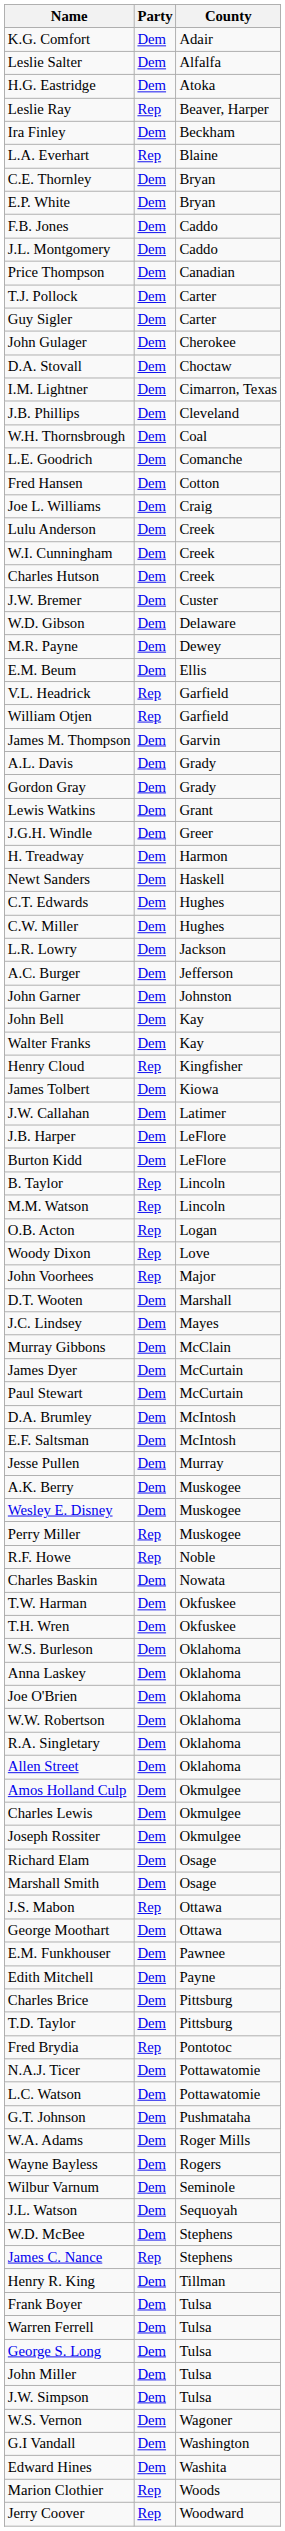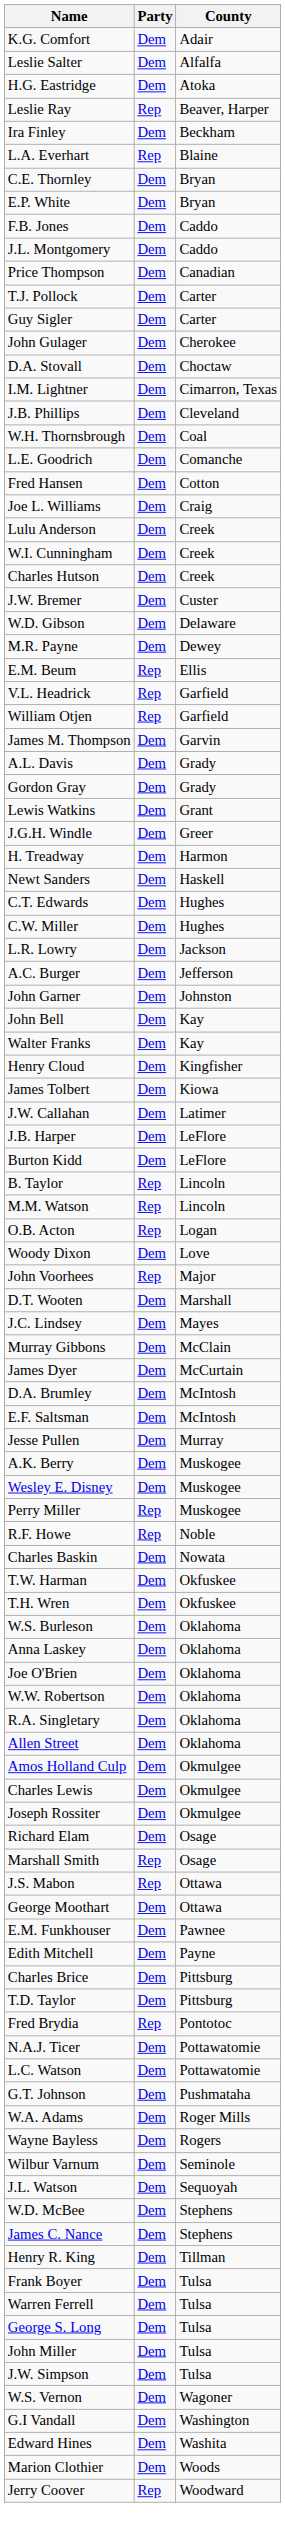(152, 669) Dem -> (149, 669) Rep
(149, 1066) Rep -> (152, 1066) Dem
(149, 1253) Rep -> (152, 1253) Dem
- row: (45, 1393)
(152, 1883) Dem -> (149, 1860) Rep
(149, 2257) Rep -> (152, 2233) Dem
(149, 2490) Rep -> (152, 2467) Dem
